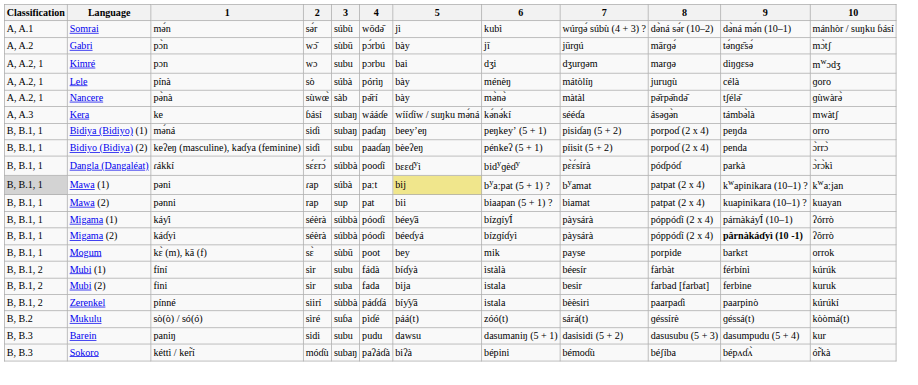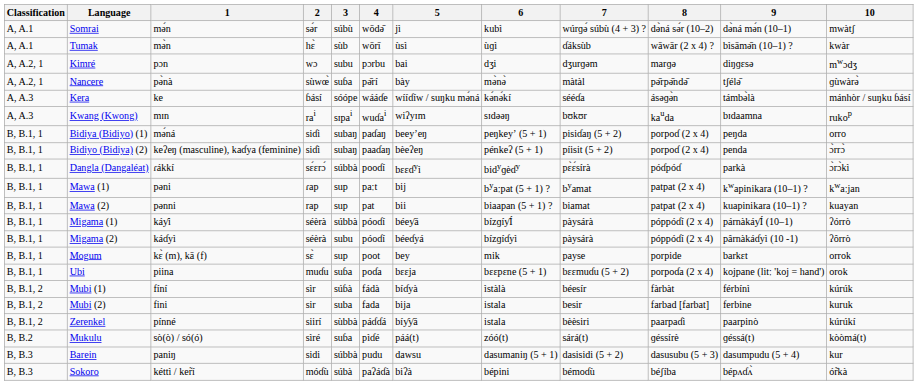(853, 28) mánhòr / suŋku ɓásí -> (842, 28) mwàtʃ
+ row: (84, 45)
- row: (81, 45)
- row: (79, 81)
(341, 98) sàb -> (343, 81) suɓa
(346, 114) subaŋ -> (346, 98) sóópe
(825, 114) mwàtʃ -> (870, 98) mánhòr / suŋku ɓásí
+ row: (104, 115)
(343, 147) subu -> (346, 150) subaŋ
(25, 184) lightgrey background -> (25, 187) no background
(343, 184) súbà -> (341, 187) sup
(401, 184) khaki background -> (401, 187) no background
(346, 236) súbbà -> (343, 238) subu
(763, 236) bold -> (760, 238) normal
(343, 252) sùbū -> (341, 255) sup
+ row: (77, 271)
(343, 269) subu -> (343, 288) súɓà
(343, 335) subu -> (346, 354) súbbà
(346, 352) subaŋ -> (343, 371) súbà
